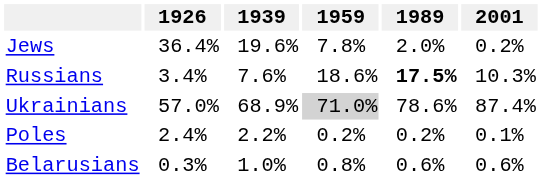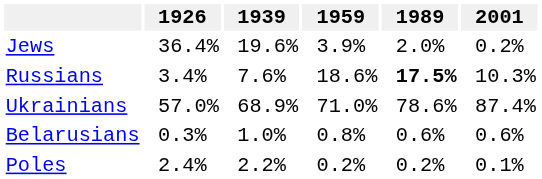(335, 47) 7.8% -> (335, 47) 3.9%
(341, 106) lightgrey background -> (341, 106) no background
rows swapped: (73, 166) <-> (36, 136)
